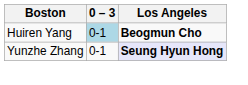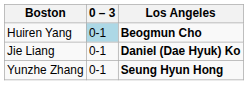+ row: (31, 51)
(172, 51) lavender background -> (172, 70) no background
